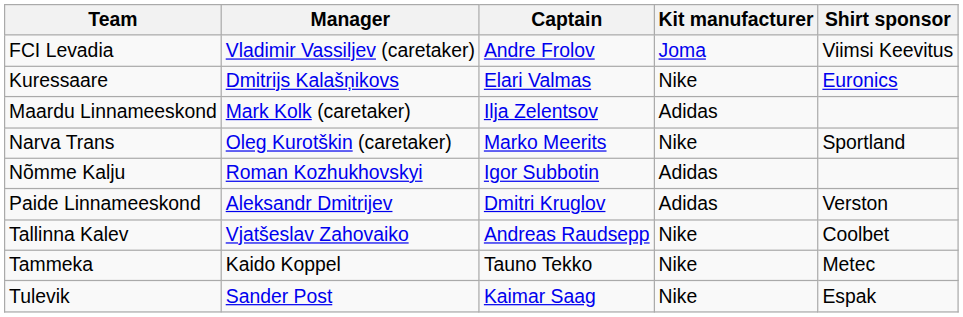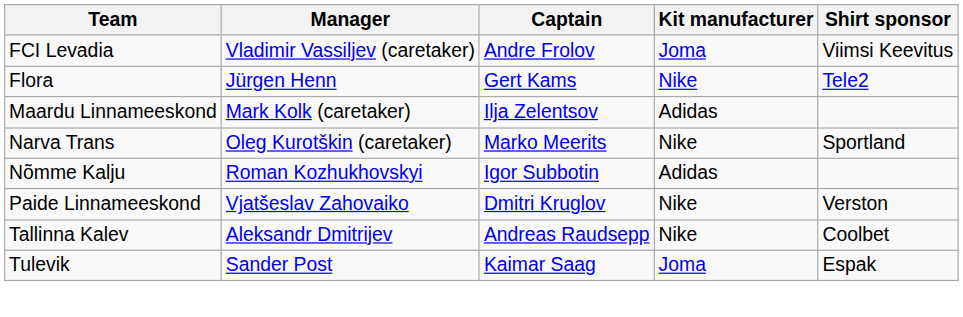+ row: (31, 81)
- row: (59, 81)
(309, 204) Aleksandr Dmitrijev -> (317, 204) Vjatšeslav Zahovaiko
(688, 204) Adidas -> (678, 204) Nike
(317, 234) Vjatšeslav Zahovaiko -> (309, 234) Aleksandr Dmitrijev
- row: (51, 265)
(678, 296) Nike -> (682, 265) Joma
